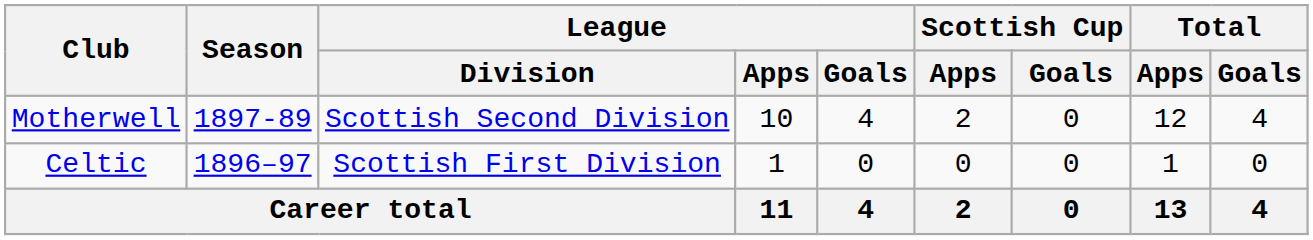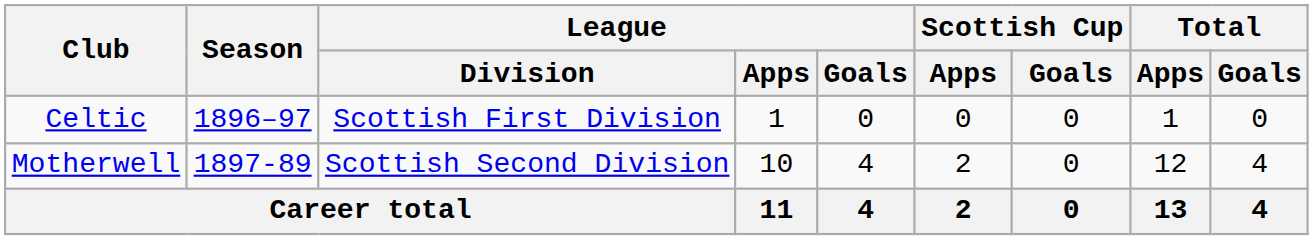rows swapped: (96, 165) <-> (96, 119)
